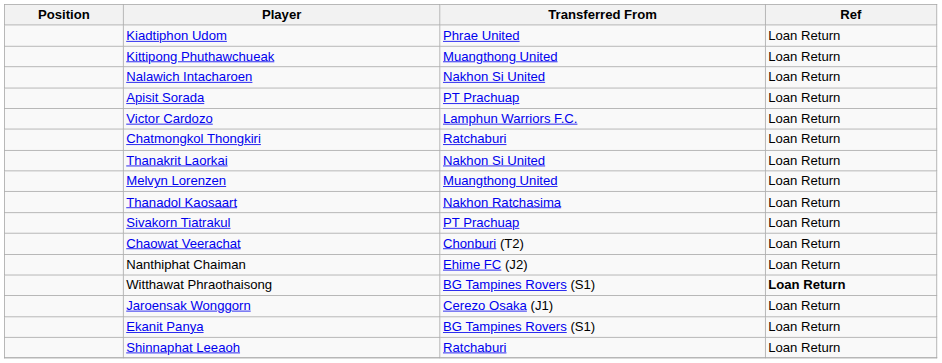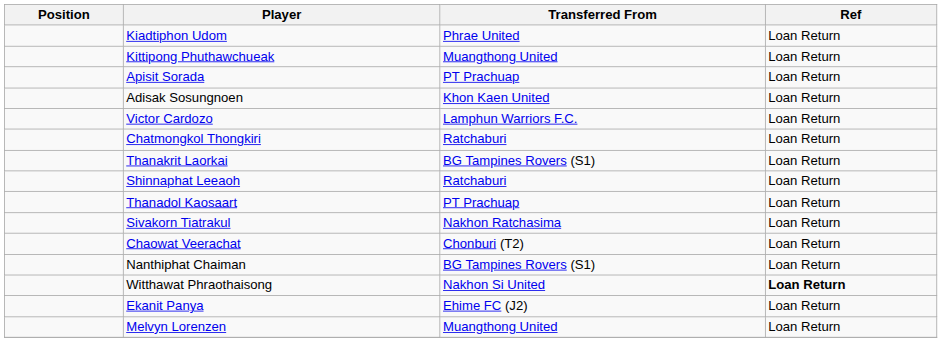- row: (189, 77)
+ row: (185, 98)
(494, 160) Nakhon Si United -> (519, 160) BG Tampines Rovers (S1)
rows swapped: (183, 347) <-> (176, 181)
(502, 202) Nakhon Ratchasima -> (481, 202) PT Prachuap
(481, 222) PT Prachuap -> (502, 222) Nakhon Ratchasima
(485, 264) Ehime FC (J2) -> (519, 264) BG Tampines Rovers (S1)
(519, 285) BG Tampines Rovers (S1) -> (494, 285) Nakhon Si United
- row: (188, 306)
(519, 327) BG Tampines Rovers (S1) -> (485, 306) Ehime FC (J2)
